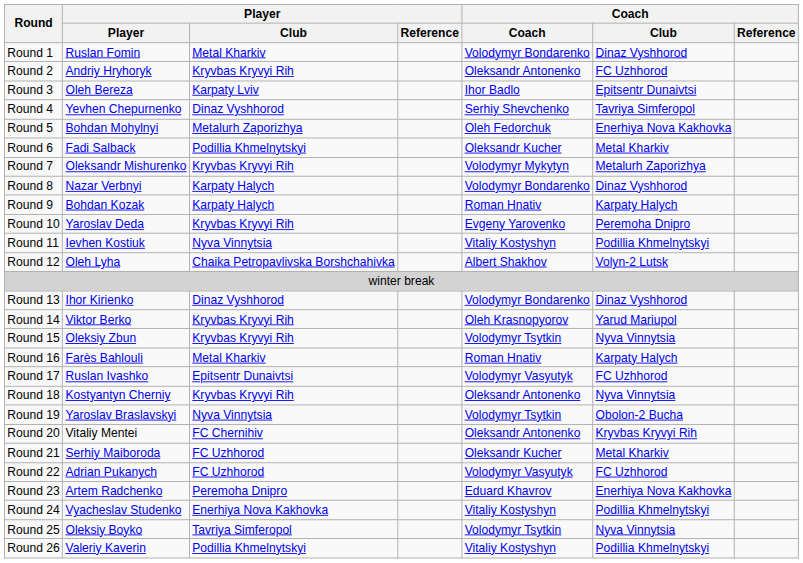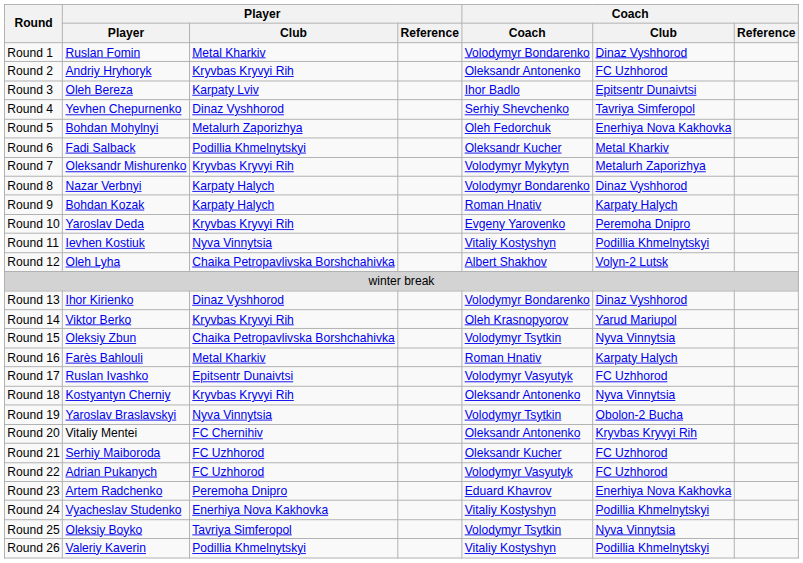(243, 338) Kryvbas Kryvyi Rih -> (294, 338) Chaika Petropavlivska Borshchahivka
(632, 452) Metal Kharkiv -> (631, 452) FC Uzhhorod
